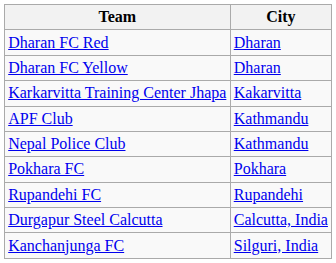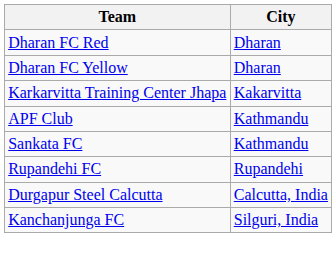- row: (67, 144)
+ row: (45, 144)
- row: (46, 169)
